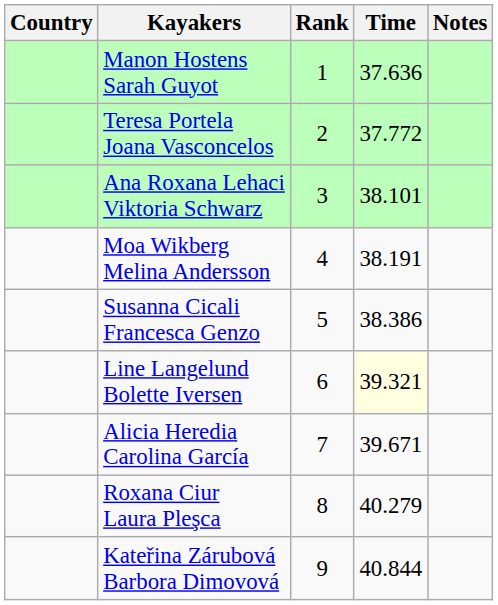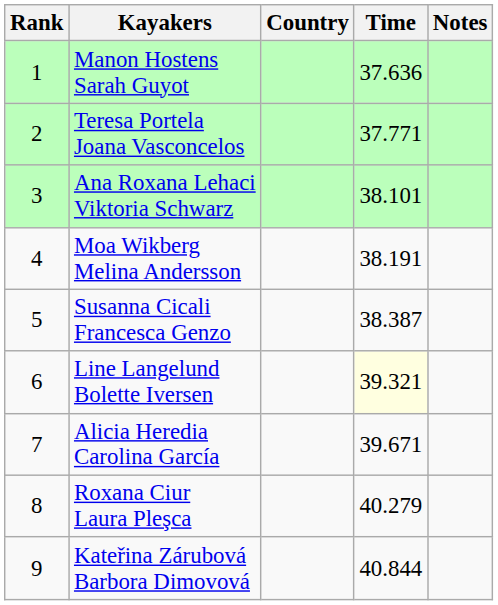columns swapped: (322, 22) <-> (51, 22)
(391, 133) 37.772 -> (391, 133) 37.771
(391, 319) 38.386 -> (391, 319) 38.387
